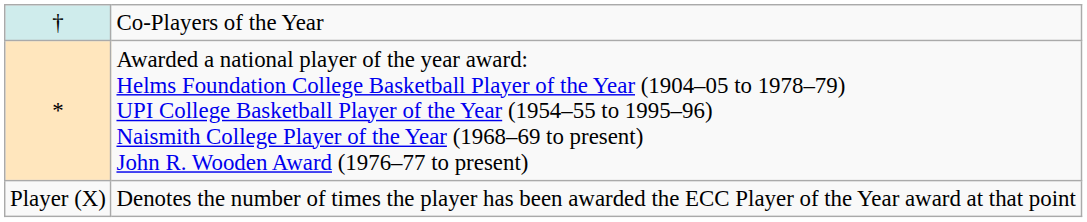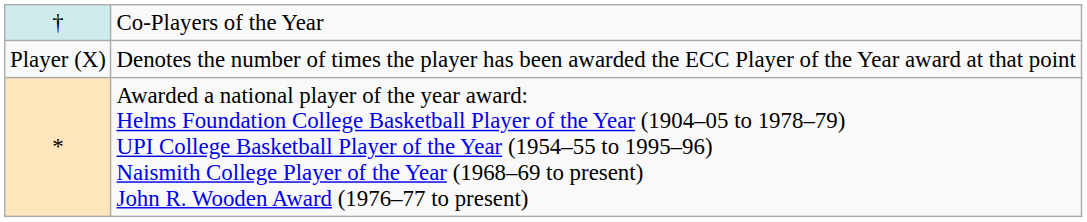rows swapped: (58, 110) <-> (58, 198)
